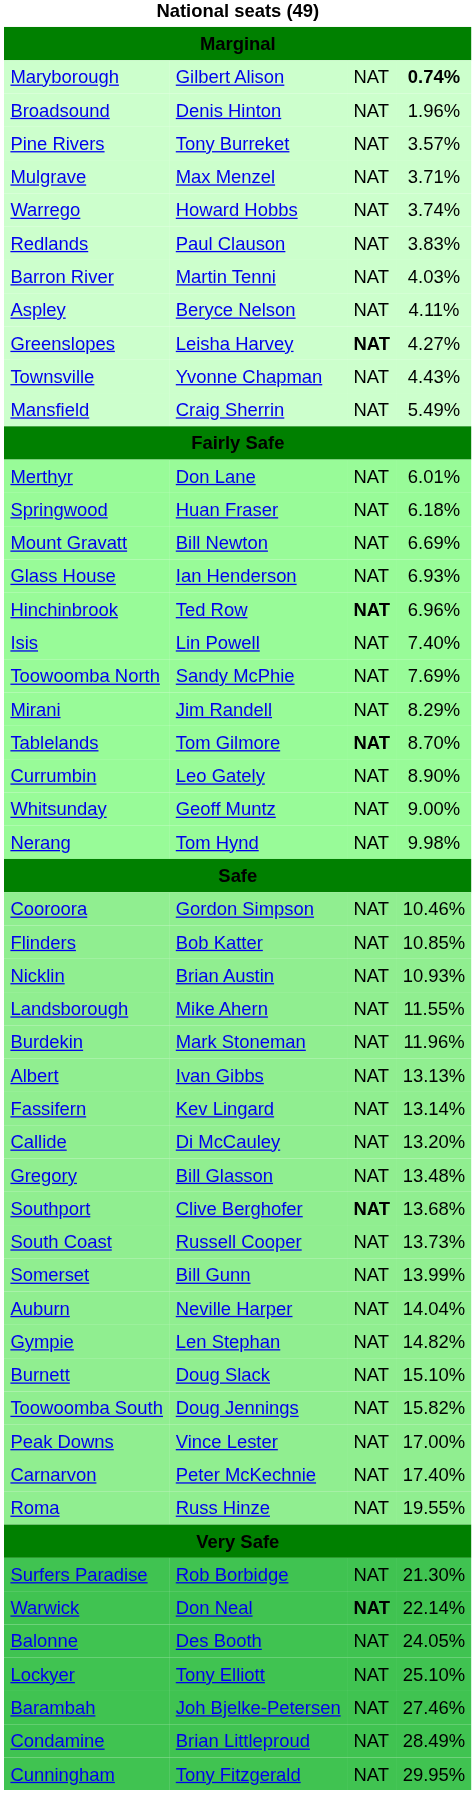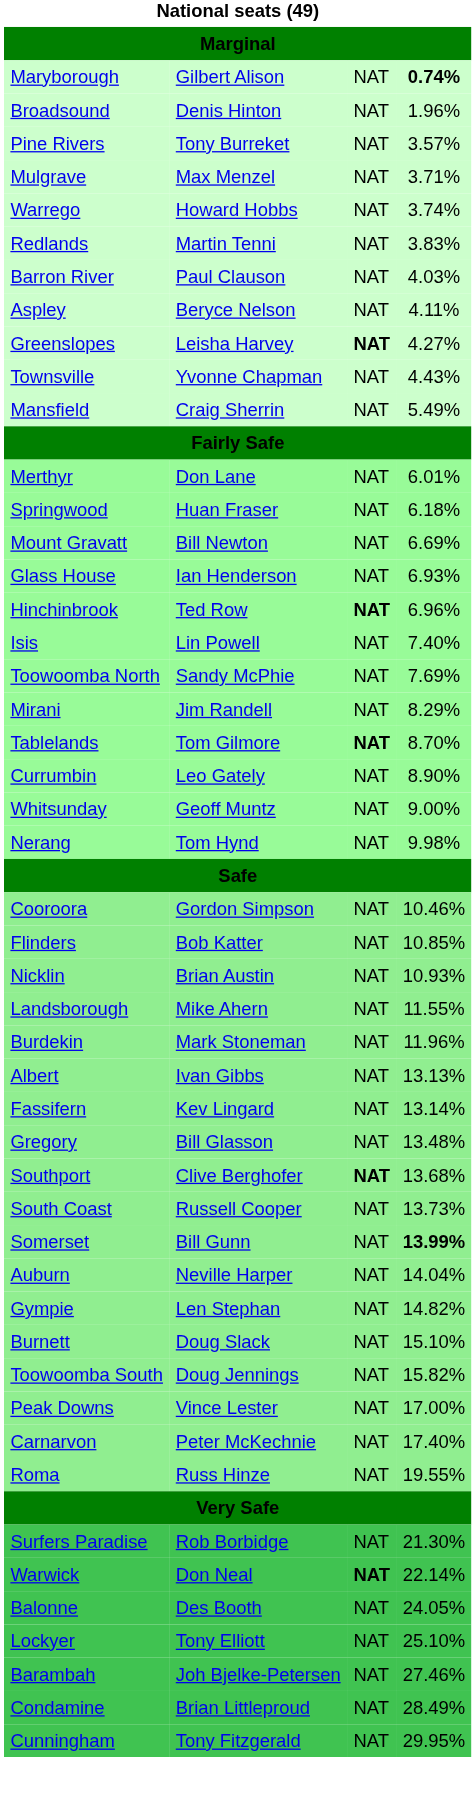(231, 243) Paul Clauson -> (226, 243) Martin Tenni
(226, 276) Martin Tenni -> (231, 276) Paul Clauson
- row: (39, 1142)
(434, 1275) normal -> (434, 1241) bold
